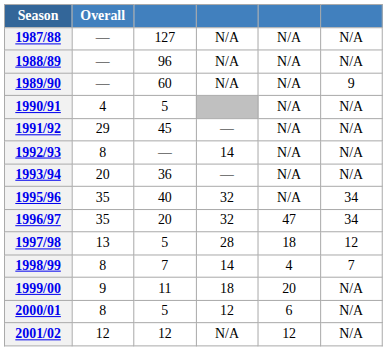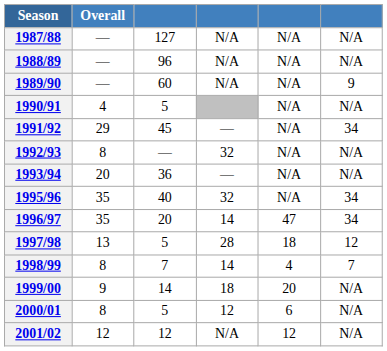(351, 129) N/A -> (351, 129) 34
(227, 151) 14 -> (227, 151) 32
(227, 220) 32 -> (227, 220) 14
(165, 288) 11 -> (165, 288) 14
